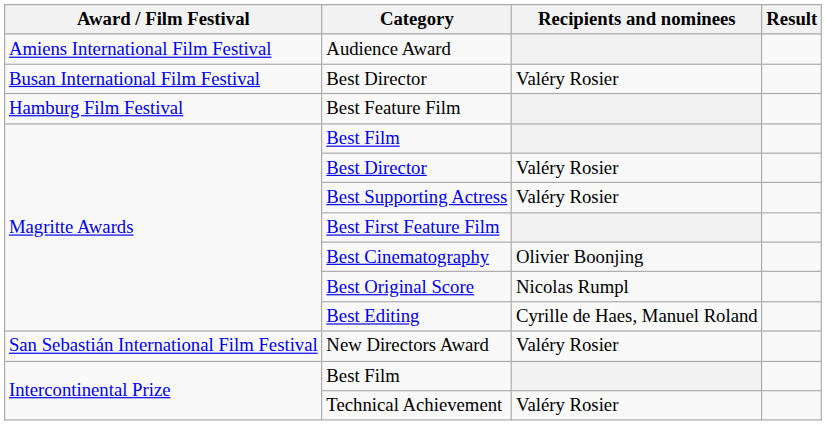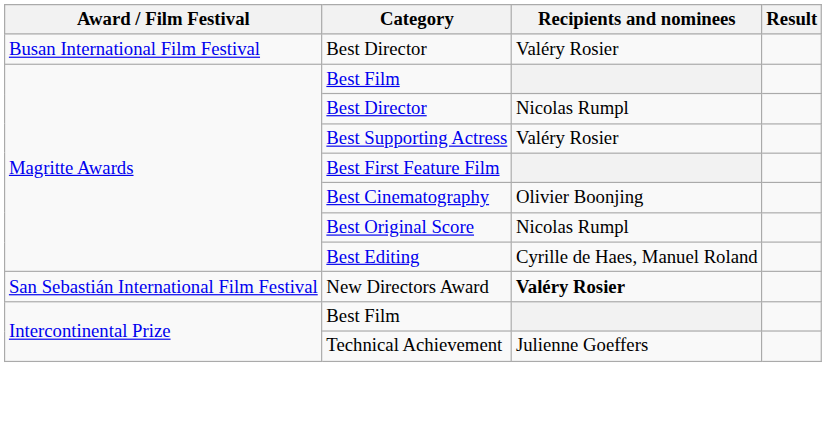- row: (140, 49)
- row: (96, 108)
(567, 167) Valéry Rosier -> (572, 108) Nicolas Rumpl
(567, 345) normal -> (570, 286) bold
(567, 405) Valéry Rosier -> (582, 345) Julienne Goeffers
